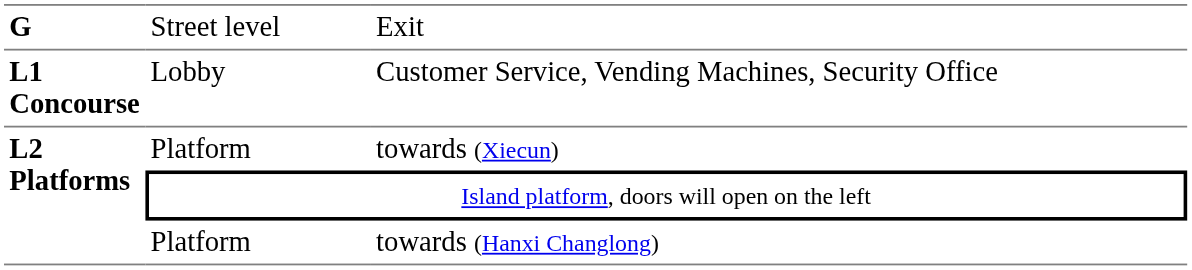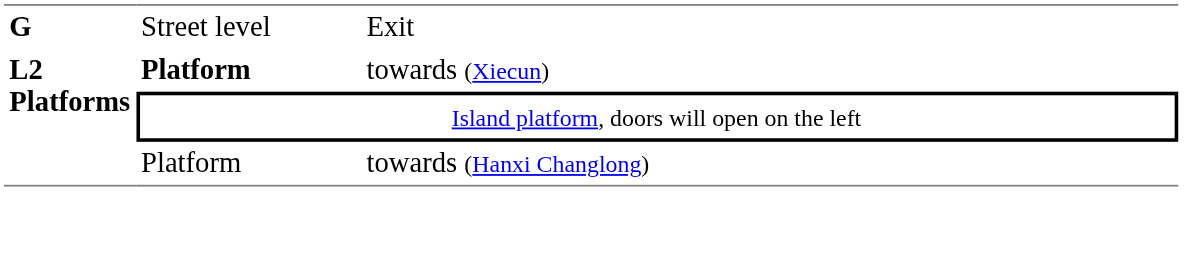- row: (687, 71)
(201, 148) normal -> (196, 69) bold
